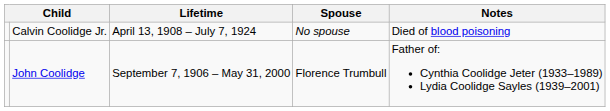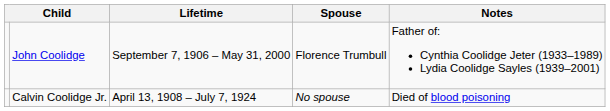rows swapped: (49, 73) <-> (60, 31)
